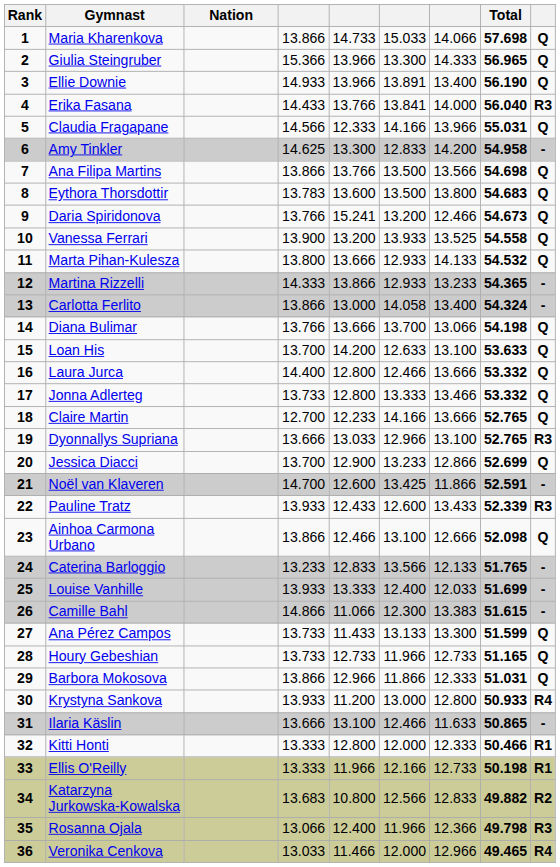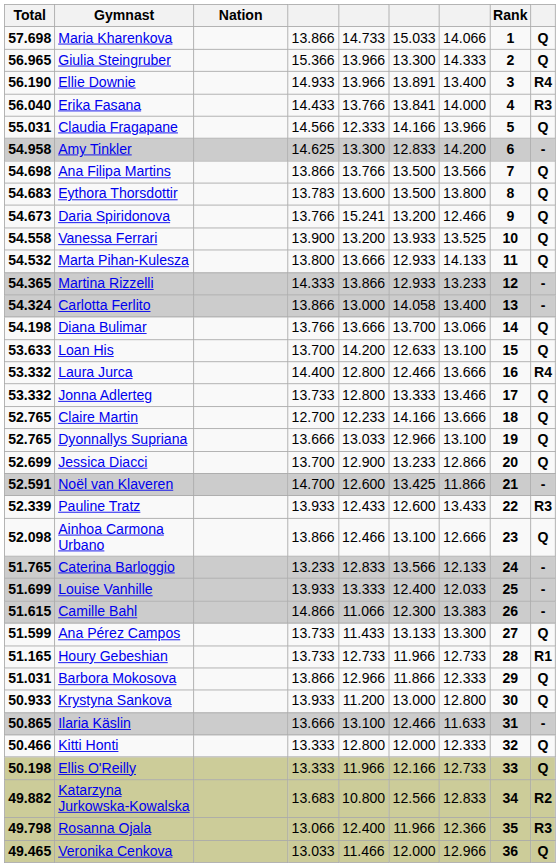columns swapped: (25, 15) <-> (506, 15)
(543, 82) Q -> (543, 82) R4
(543, 372) Q -> (543, 372) R4
(543, 439) R3 -> (543, 439) Q
(543, 656) Q -> (543, 656) R1
(543, 701) R4 -> (543, 701) Q
(543, 746) R1 -> (543, 746) Q
(543, 768) R1 -> (543, 768) Q
(543, 851) R4 -> (543, 851) Q
